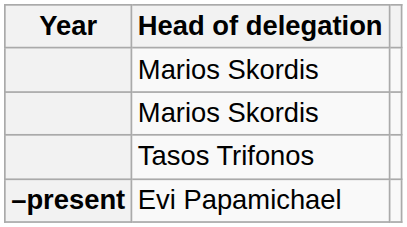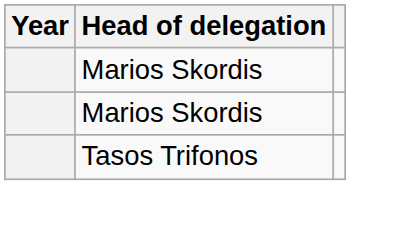- row: (68, 199)
